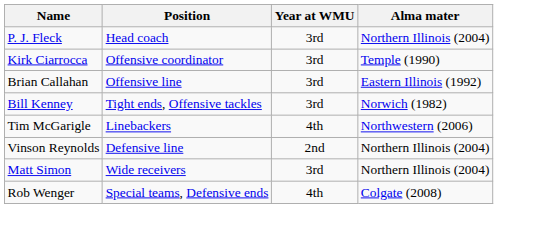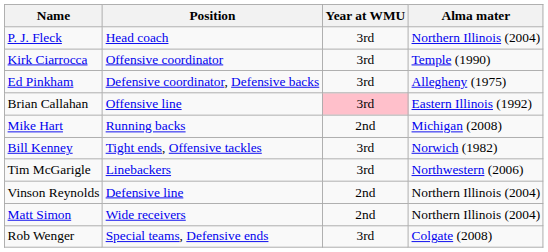+ row: (41, 82)
(315, 82) no background -> (365, 104) pink background
+ row: (35, 126)
(315, 126) 4th -> (365, 170) 3rd
(315, 170) 3rd -> (365, 214) 2nd
(315, 192) 4th -> (365, 236) 3rd
